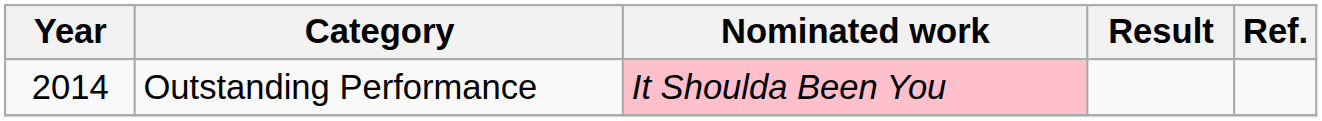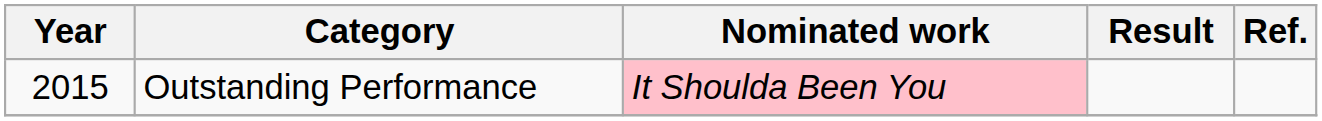(70, 86) 2014 -> (70, 86) 2015
